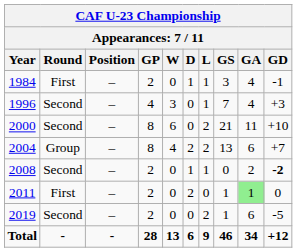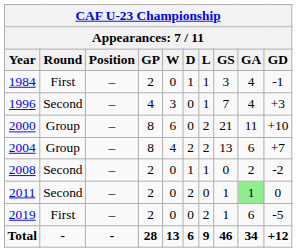(63, 126) Second -> (63, 126) Group
(278, 170) bold -> (278, 170) normal
(63, 192) First -> (63, 192) Second
(63, 214) Second -> (63, 214) First
